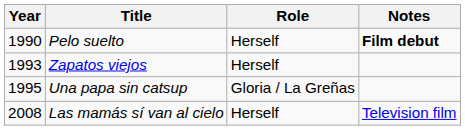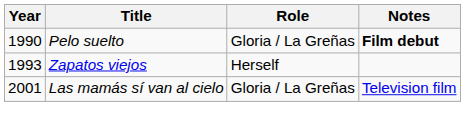(255, 40) Herself -> (293, 40) Gloria / La Greñas
- row: (118, 88)
(25, 112) 2008 -> (25, 88) 2001
(255, 112) Herself -> (293, 88) Gloria / La Greñas
